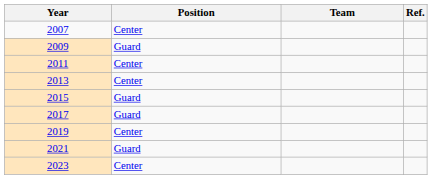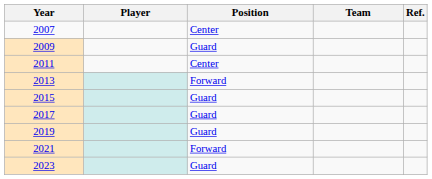+ column: (135, 13)
(128, 81) Center -> (208, 81) Forward
(128, 132) Center -> (203, 132) Guard
(127, 149) Guard -> (208, 149) Forward
(128, 166) Center -> (203, 166) Guard
